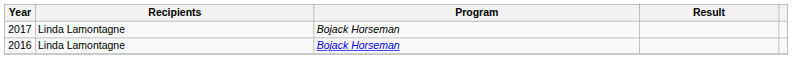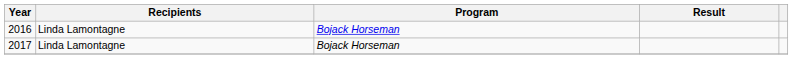rows swapped: (20, 46) <-> (20, 30)
